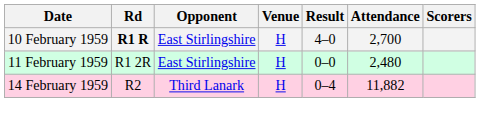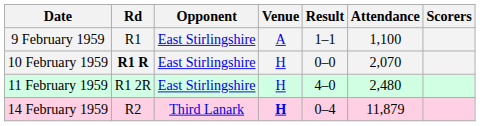+ row: (58, 39)
(325, 39) 4–0 -> (325, 62) 0–0
(385, 39) 2,700 -> (385, 62) 2,070
(325, 62) 0–0 -> (325, 86) 4–0
(281, 86) normal -> (281, 109) bold
(385, 86) 11,882 -> (385, 109) 11,879
